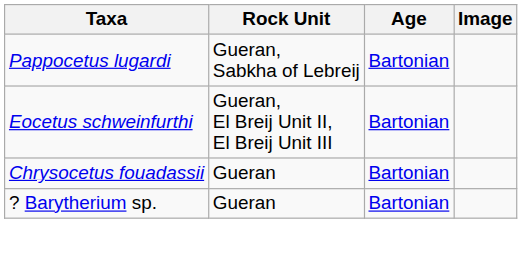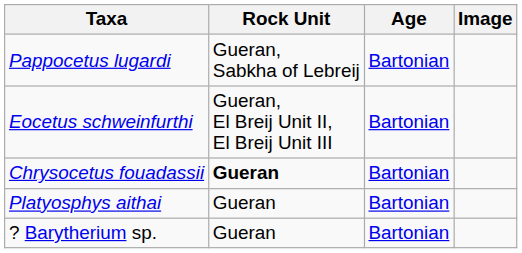(244, 173) normal -> (246, 173) bold
+ row: (85, 202)
